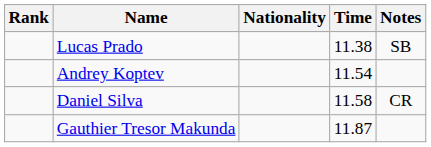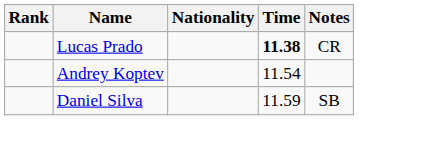(353, 45) normal -> (281, 45) bold
(401, 45) SB -> (329, 45) CR
(353, 100) 11.58 -> (281, 100) 11.59
(401, 100) CR -> (329, 100) SB
- row: (146, 127)
